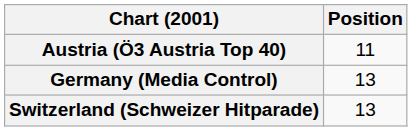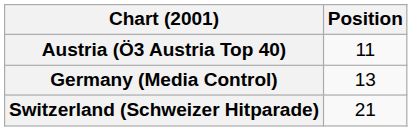(365, 110) 13 -> (365, 110) 21
